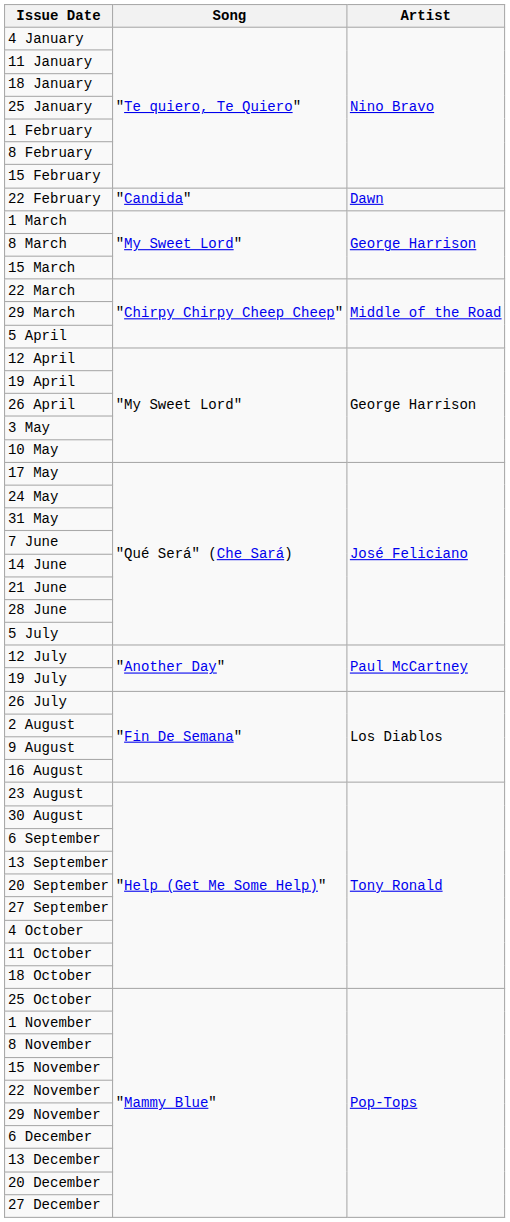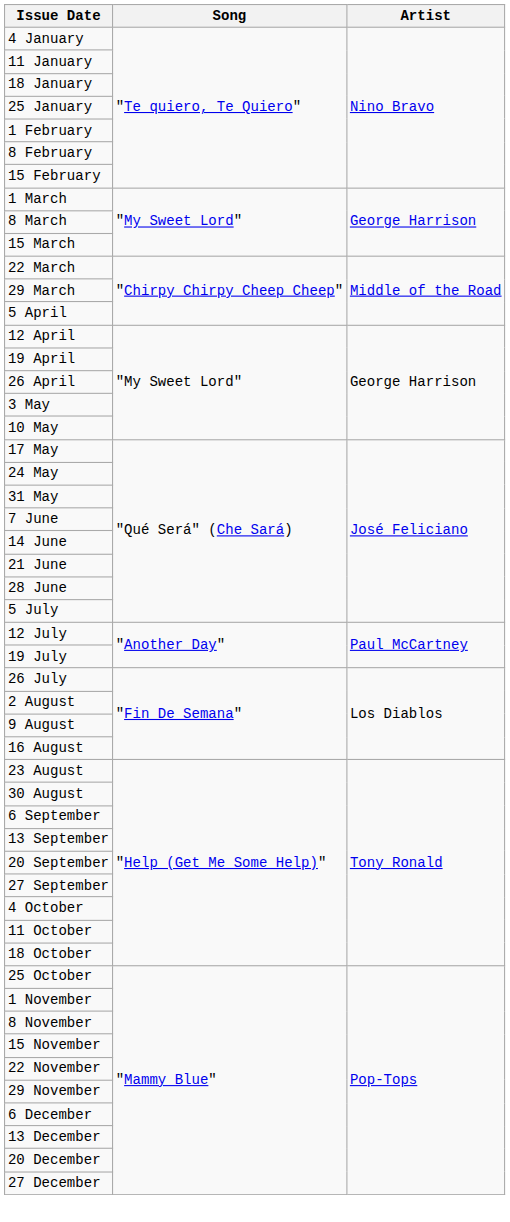- row: (54, 199)
